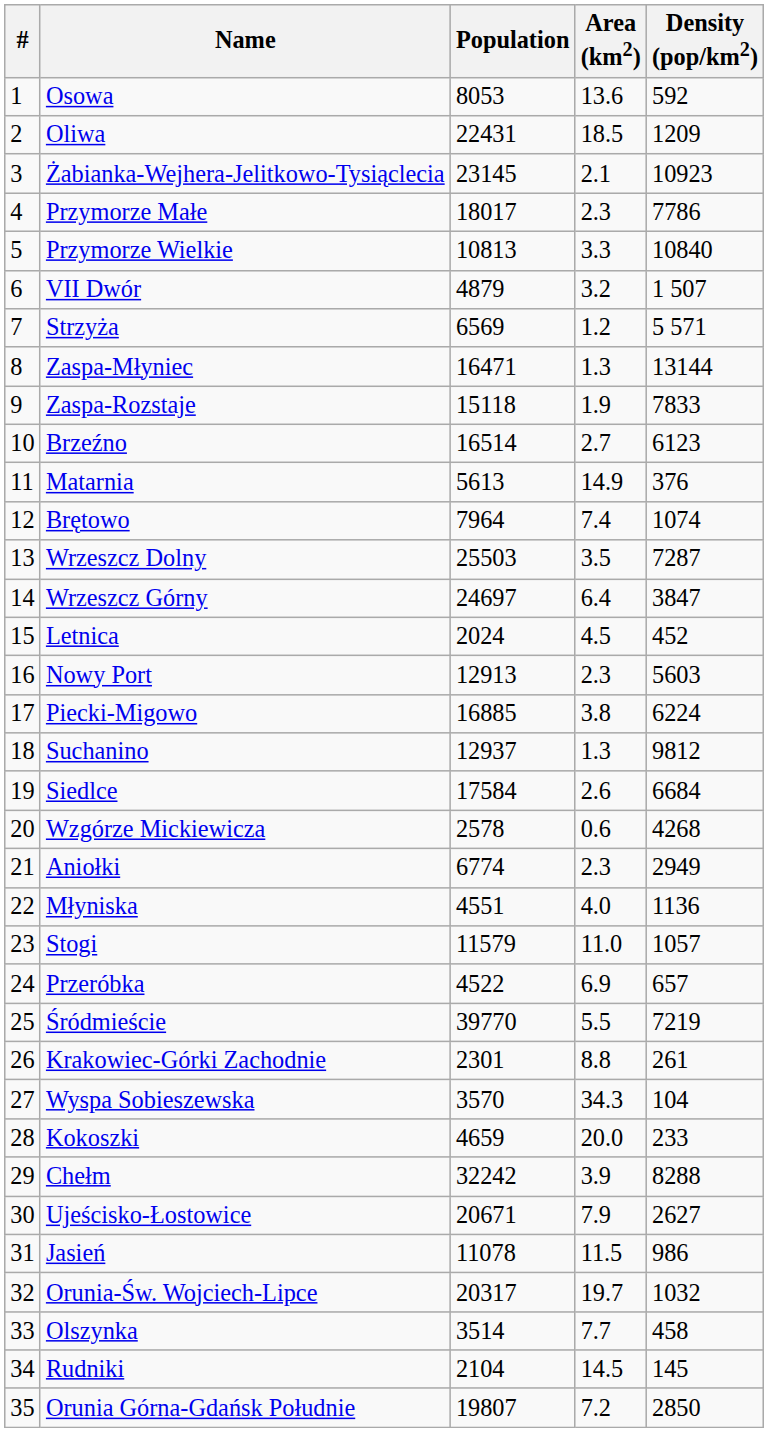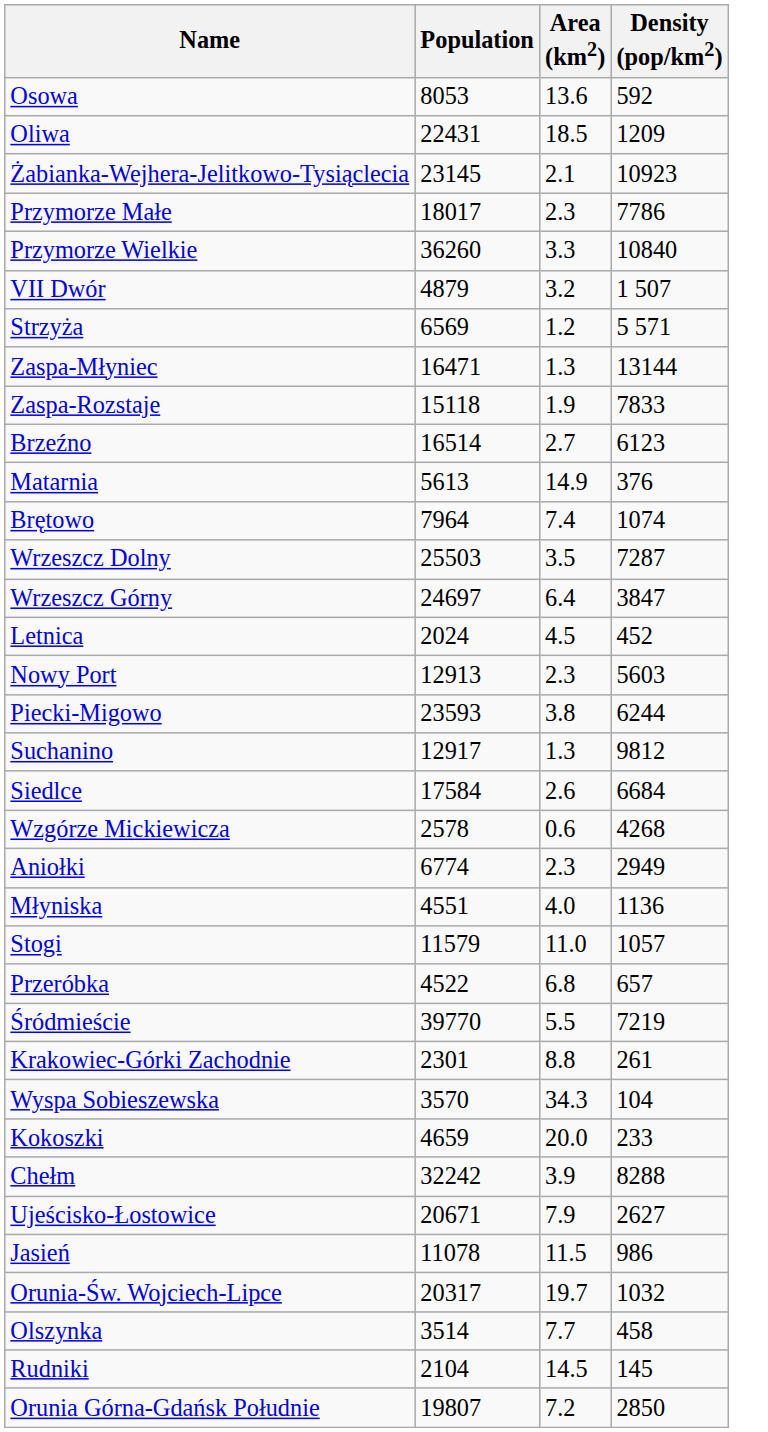- column: (23, 40)
(486, 250) 10813 -> (451, 250) 36260
(486, 713) 16885 -> (451, 713) 23593
(676, 713) 6224 -> (641, 713) 6244
(486, 751) 12937 -> (451, 751) 12917
(596, 983) 6.9 -> (560, 983) 6.8
